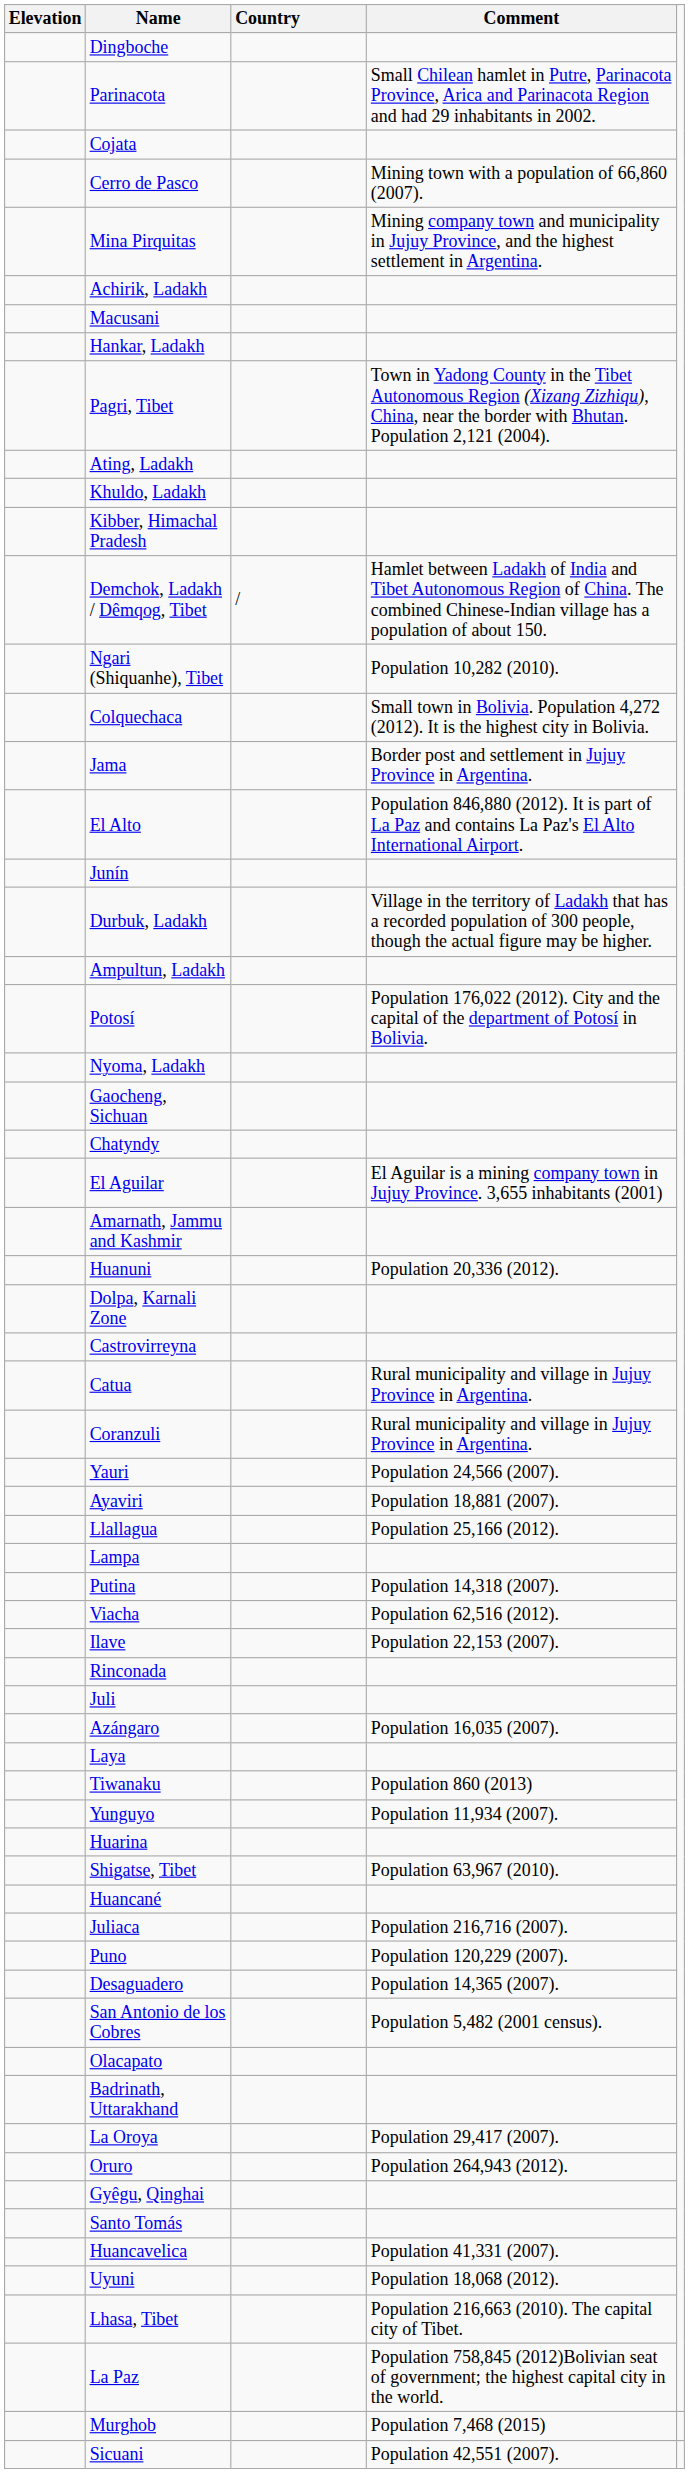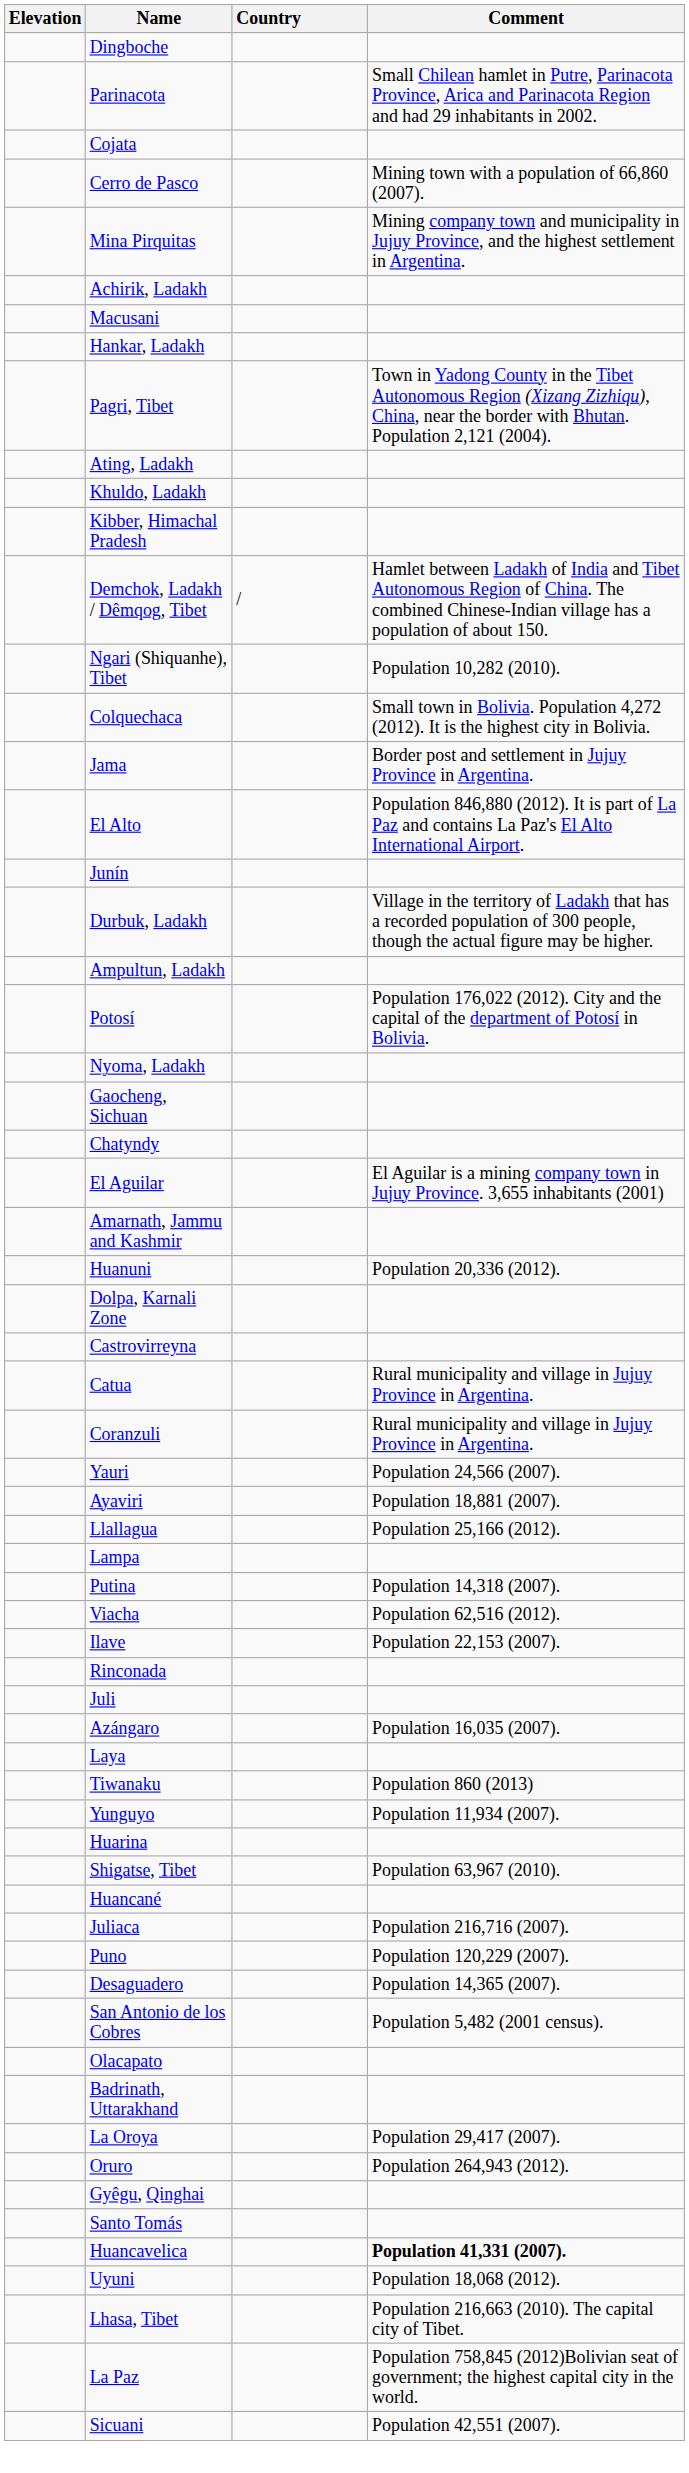(465, 2251) normal -> (469, 2251) bold
- row: (123, 2425)
